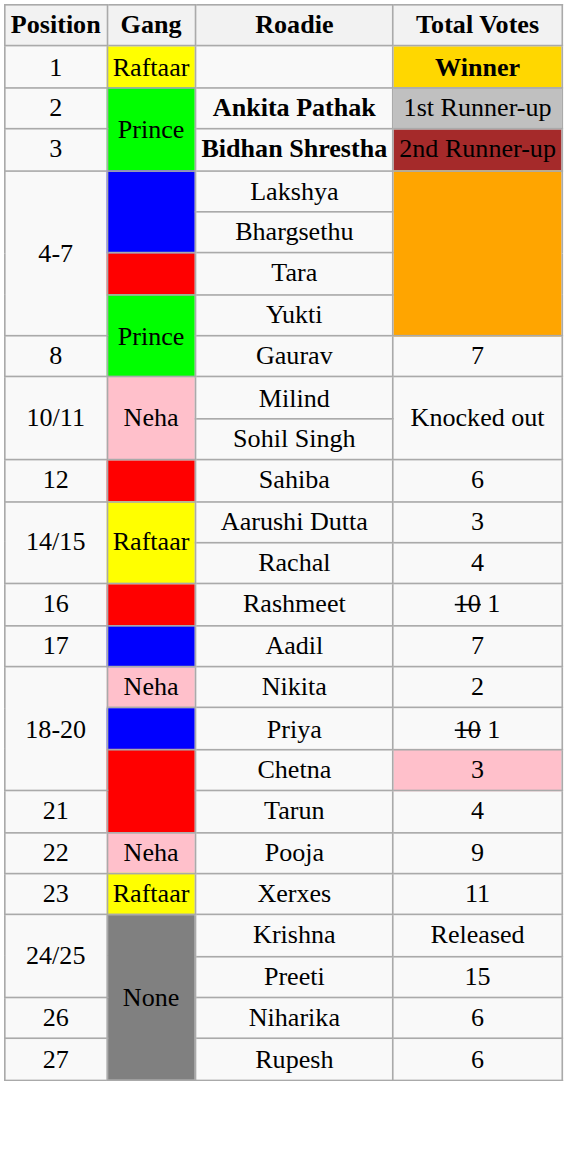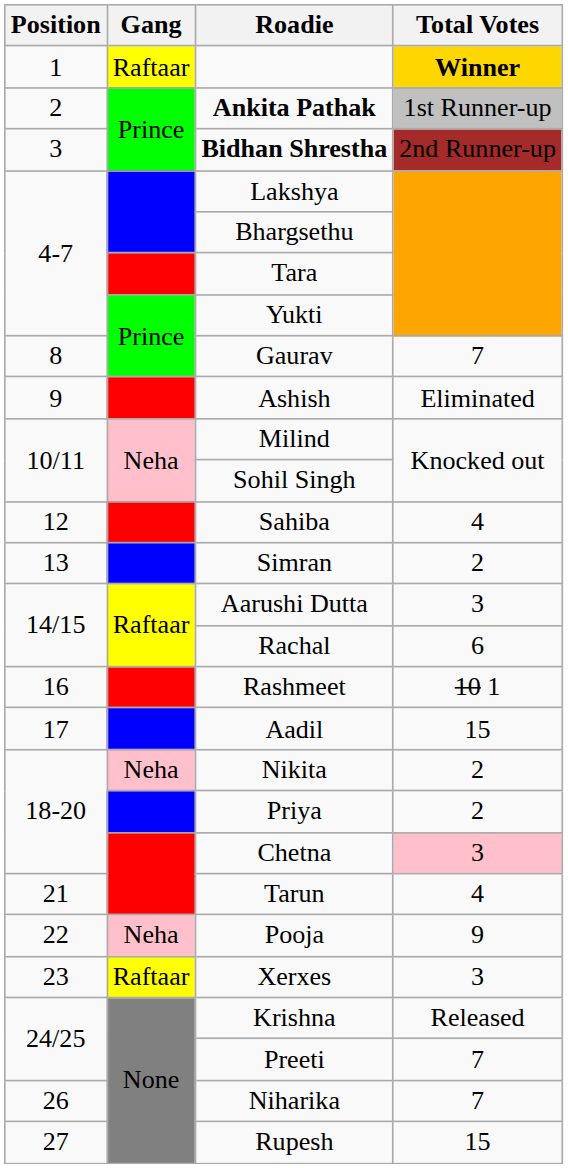+ row: (56, 397)
(478, 480) 6 -> (478, 521) 4
+ row: (56, 562)
(478, 562) 4 -> (478, 645) 6
(478, 645) 7 -> (478, 728) 15
(478, 728) 10 1 -> (478, 811) 2
(478, 893) 11 -> (478, 976) 3
(478, 976) 15 -> (478, 1059) 7
(478, 1017) 6 -> (478, 1100) 7
(478, 1059) 6 -> (478, 1141) 15
